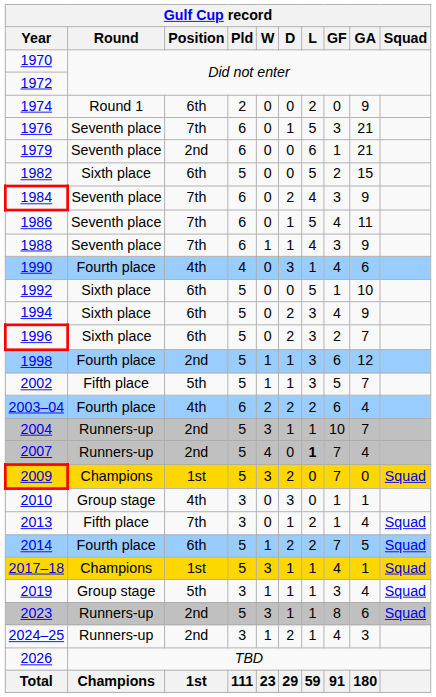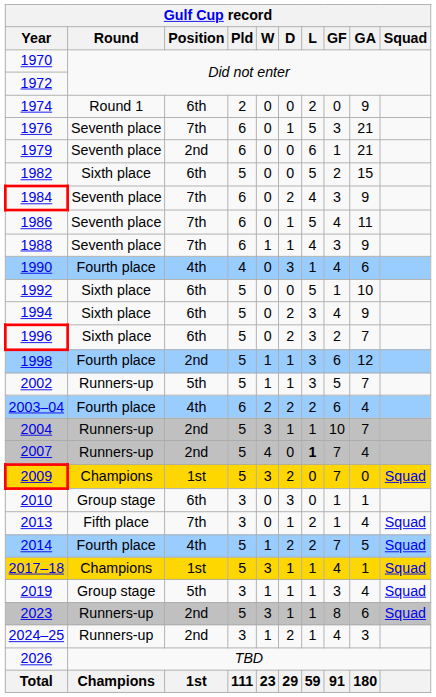(116, 384) Fifth place -> (116, 384) Runners-up
(196, 500) 4th -> (196, 500) 6th
(196, 545) 6th -> (196, 545) 4th
